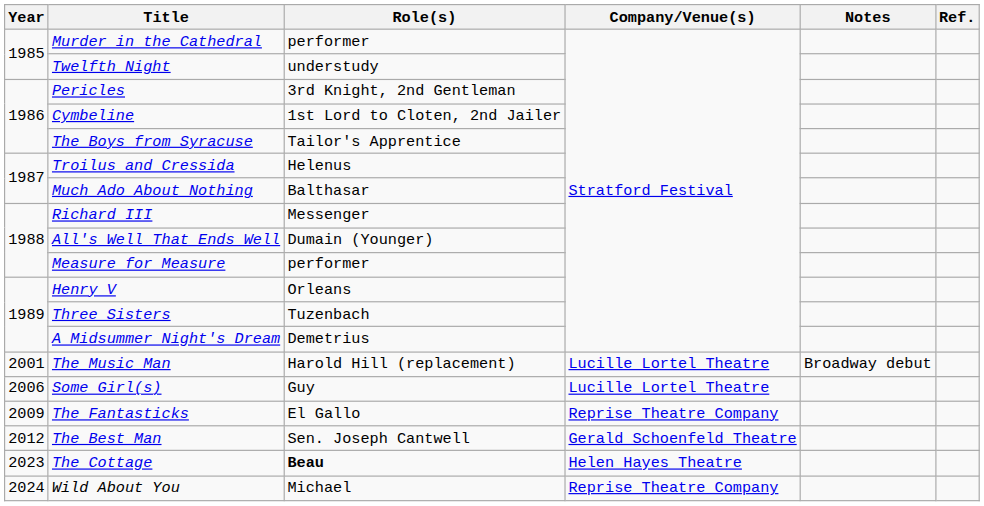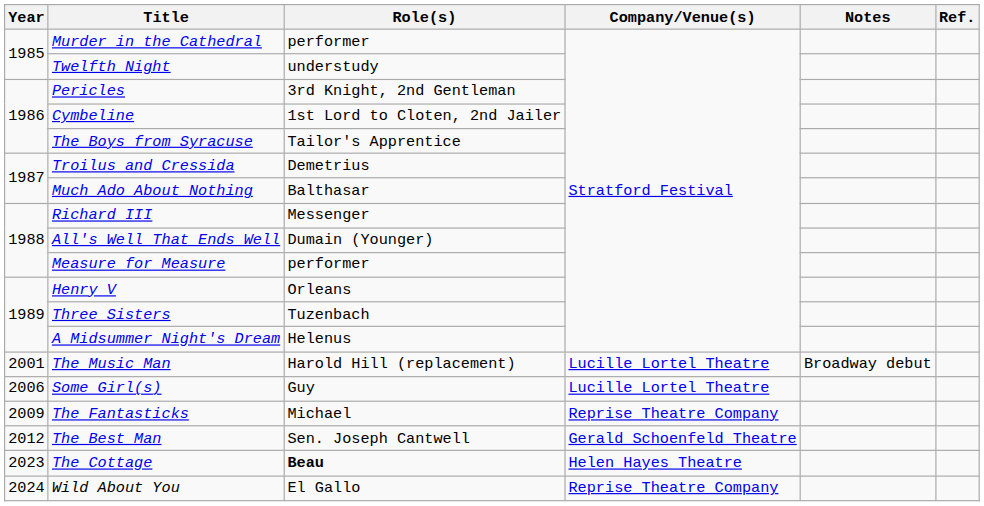(319, 166) Helenus -> (328, 166) Demetrius
(328, 339) Demetrius -> (319, 339) Helenus
(324, 414) El Gallo -> (319, 414) Michael
(319, 488) Michael -> (324, 488) El Gallo
